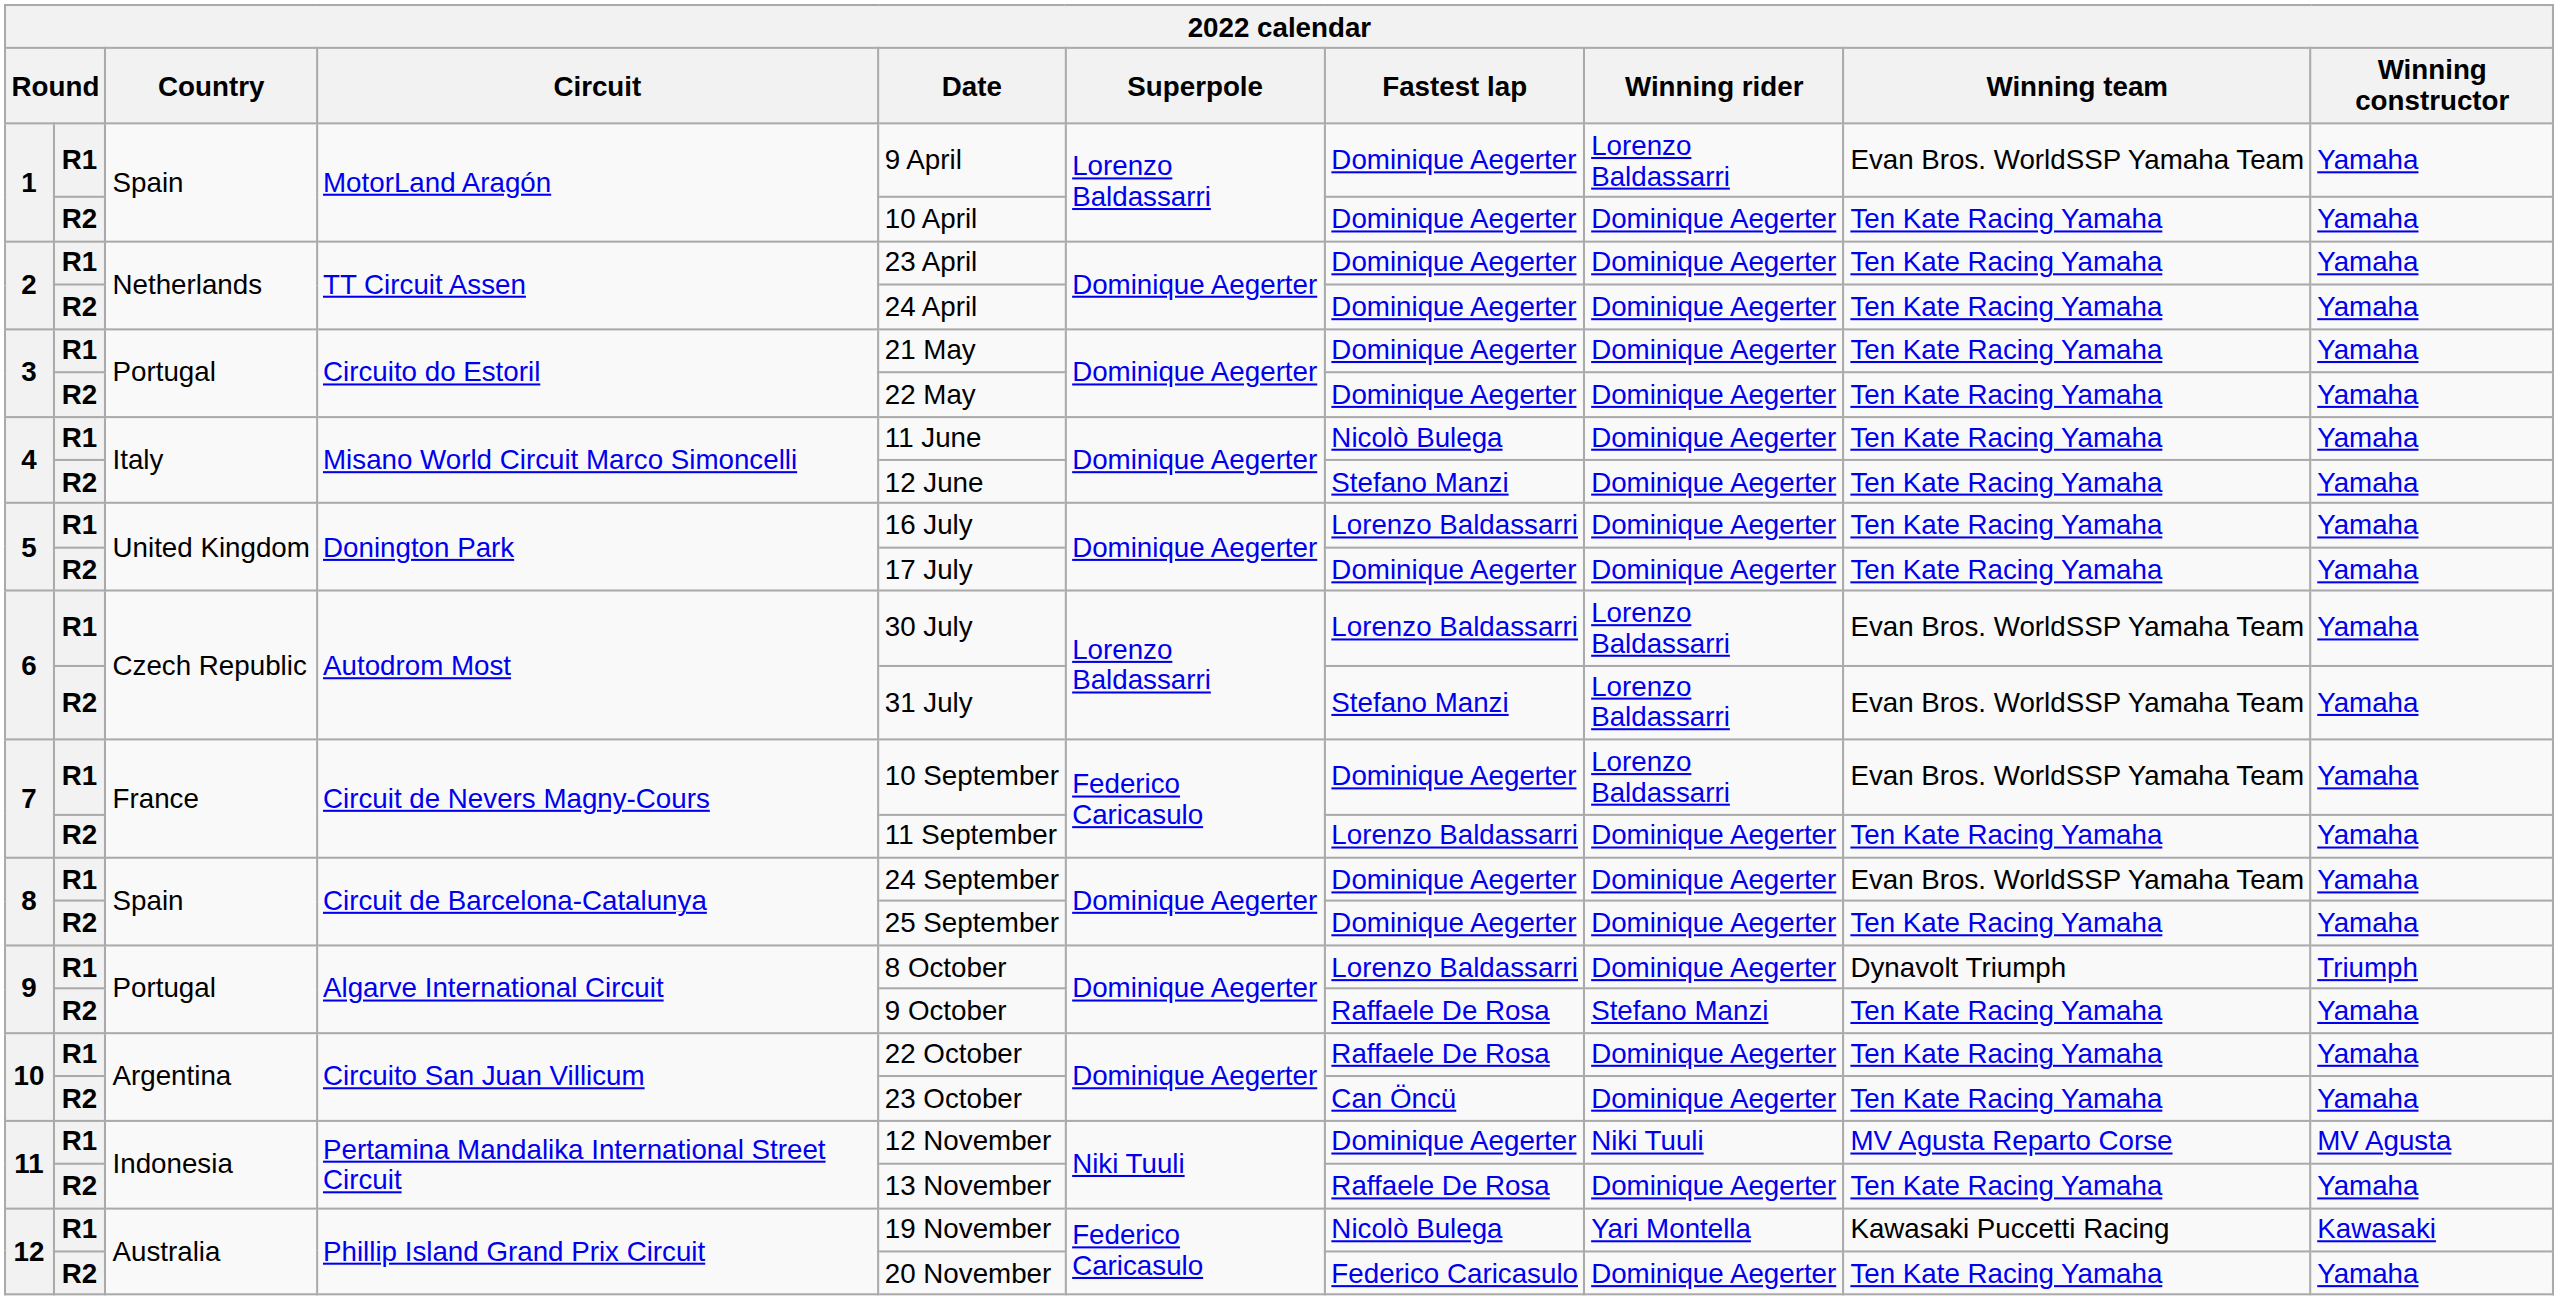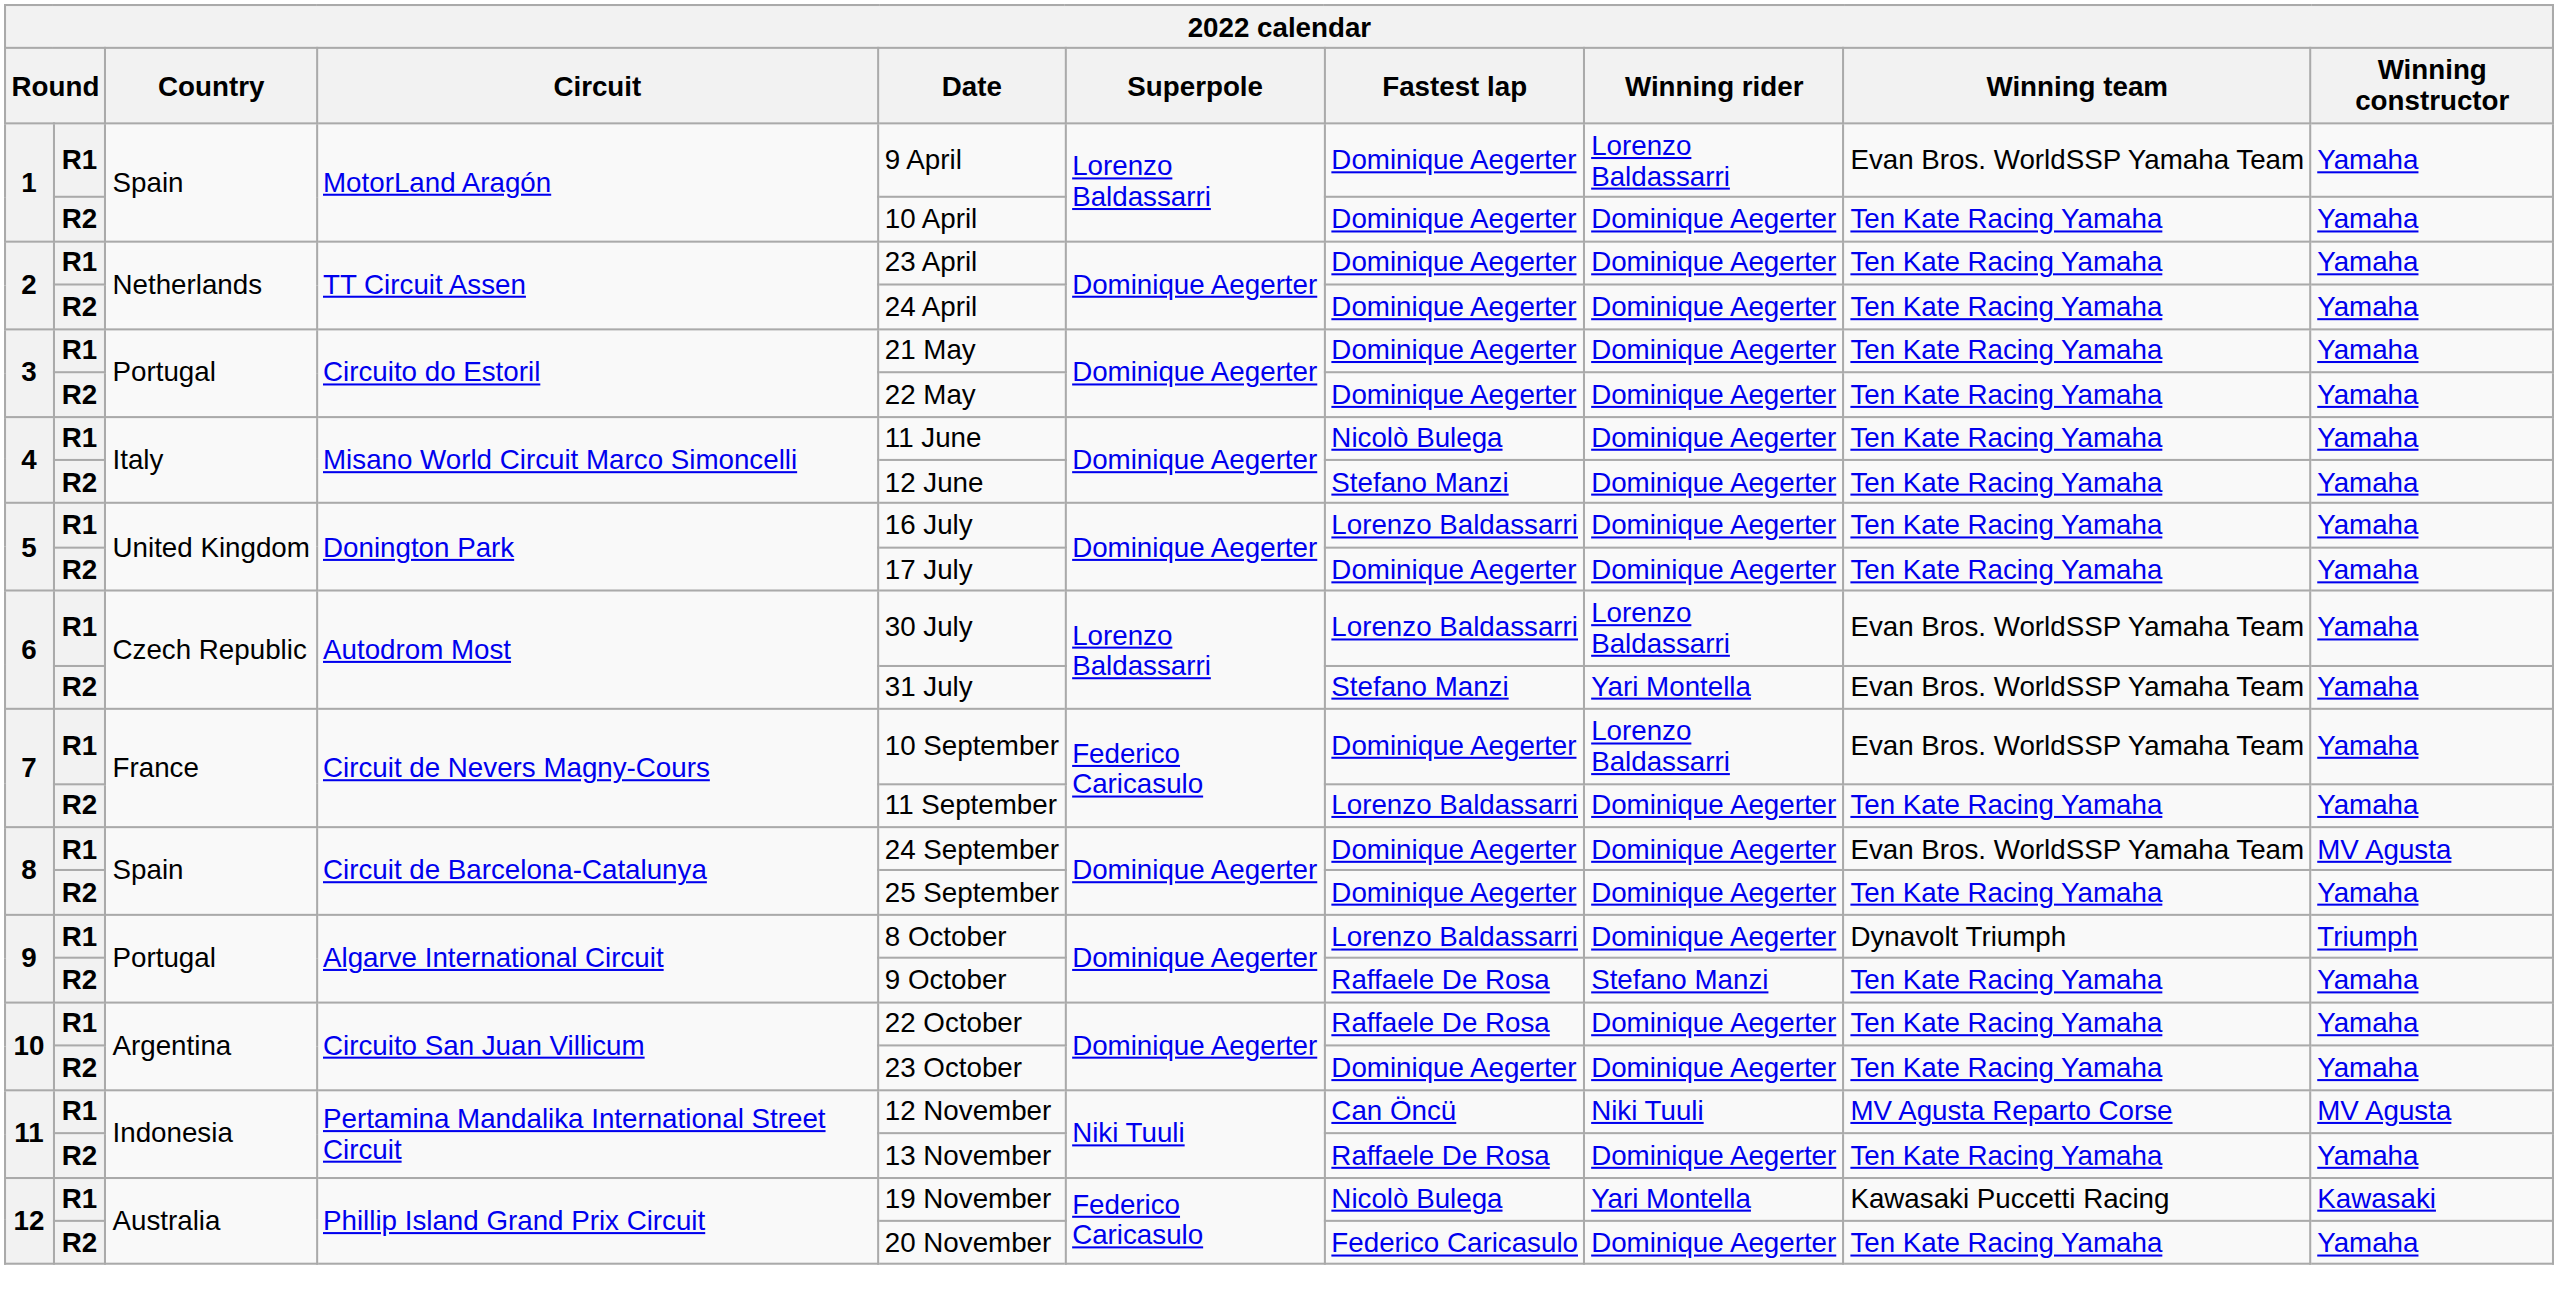(1661, 702) Lorenzo Baldassarri -> (1671, 687) Yari Montella
(2368, 879) Yamaha -> (2384, 849) MV Agusta
(1394, 1098) Can Öncü -> (1454, 1067) Dominique Aegerter
(1454, 1142) Dominique Aegerter -> (1394, 1111) Can Öncü
